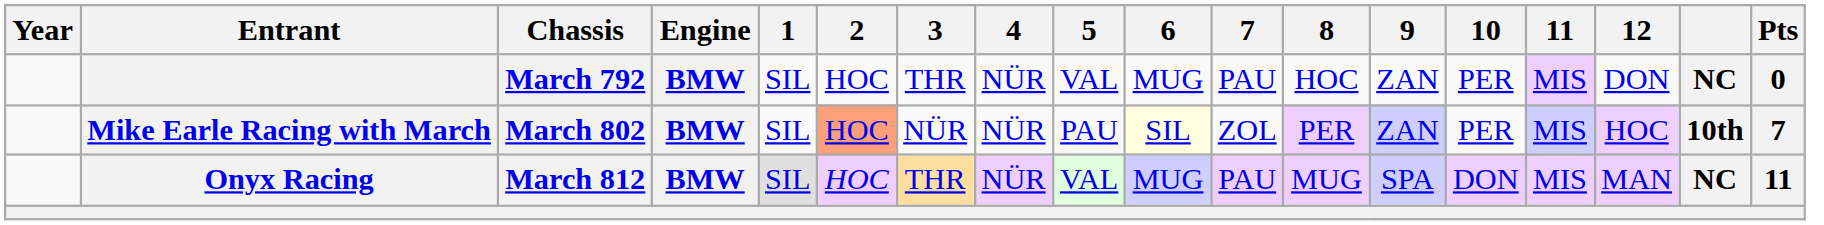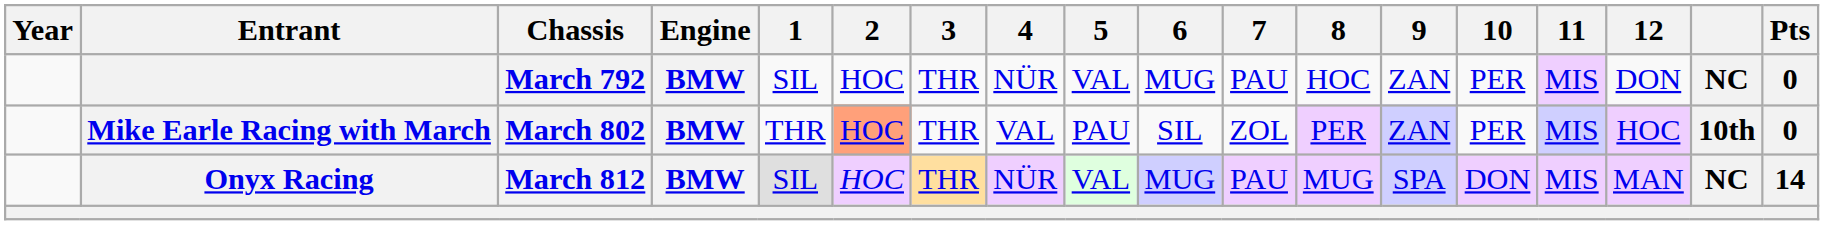(788, 129) SIL -> (795, 129) THR
(935, 129) NÜR -> (949, 129) THR
(1014, 129) NÜR -> (1025, 129) VAL
(1168, 129) lightyellow background -> (1180, 129) no background
(1778, 129) 7 -> (1790, 129) 0
(1778, 179) 11 -> (1790, 179) 14
